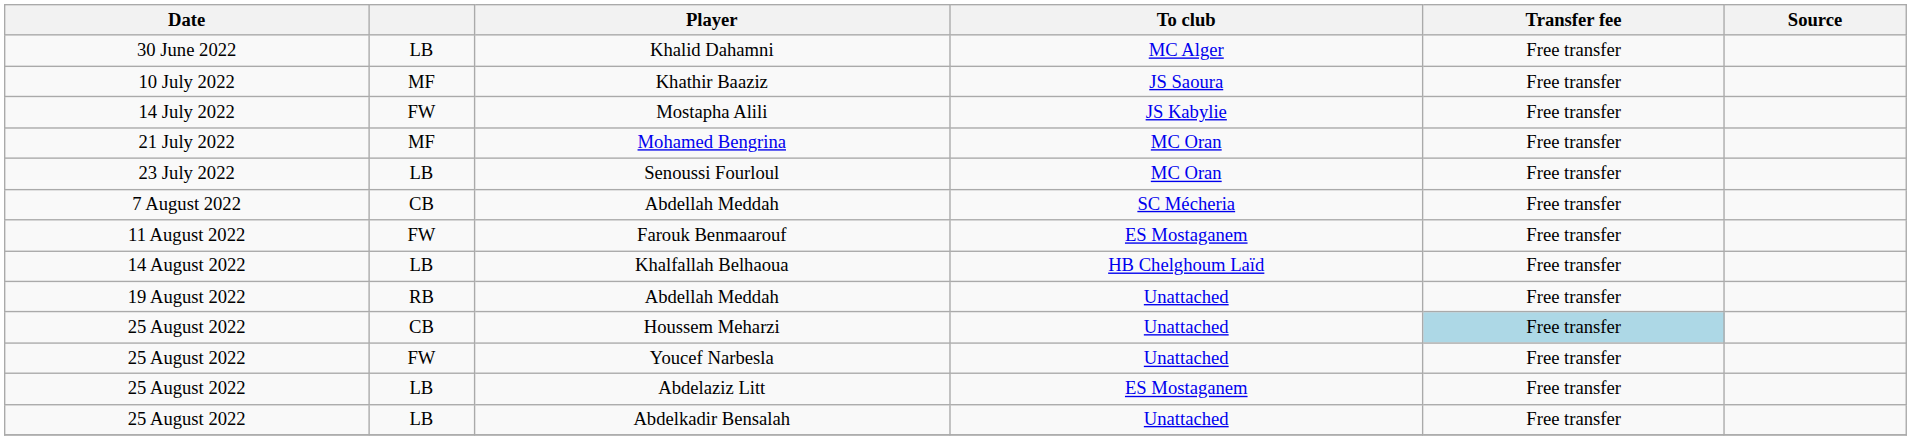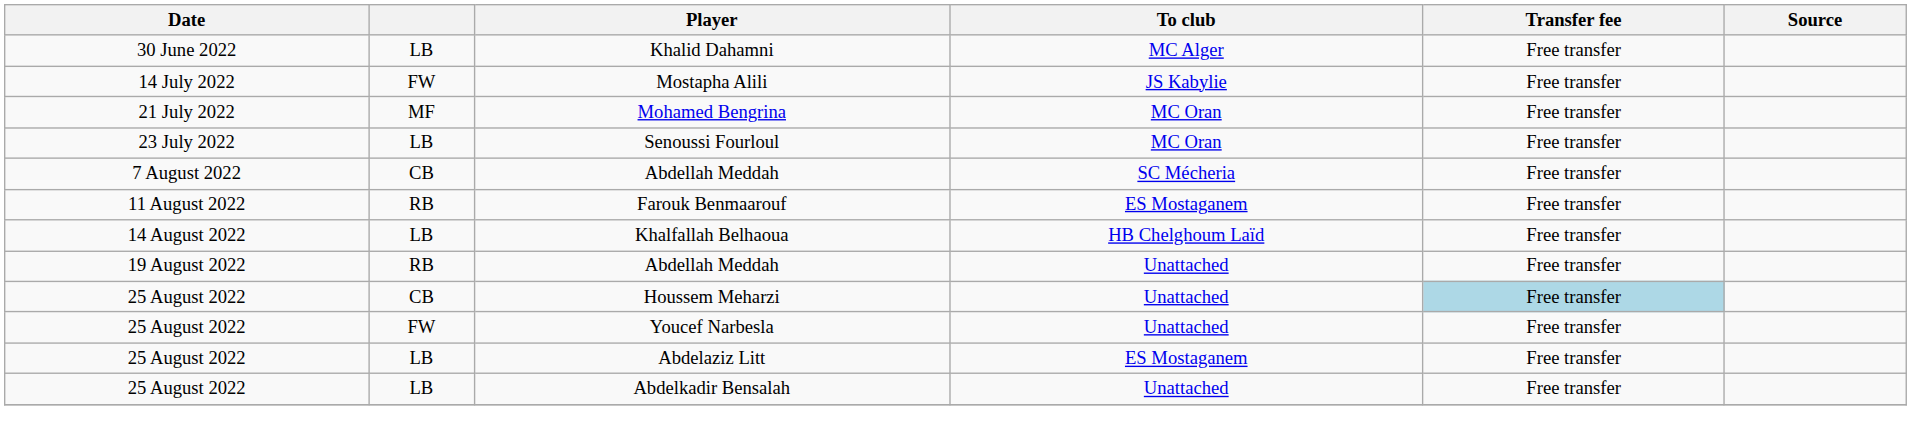- row: (187, 80)
(421, 234) FW -> (421, 203) RB
